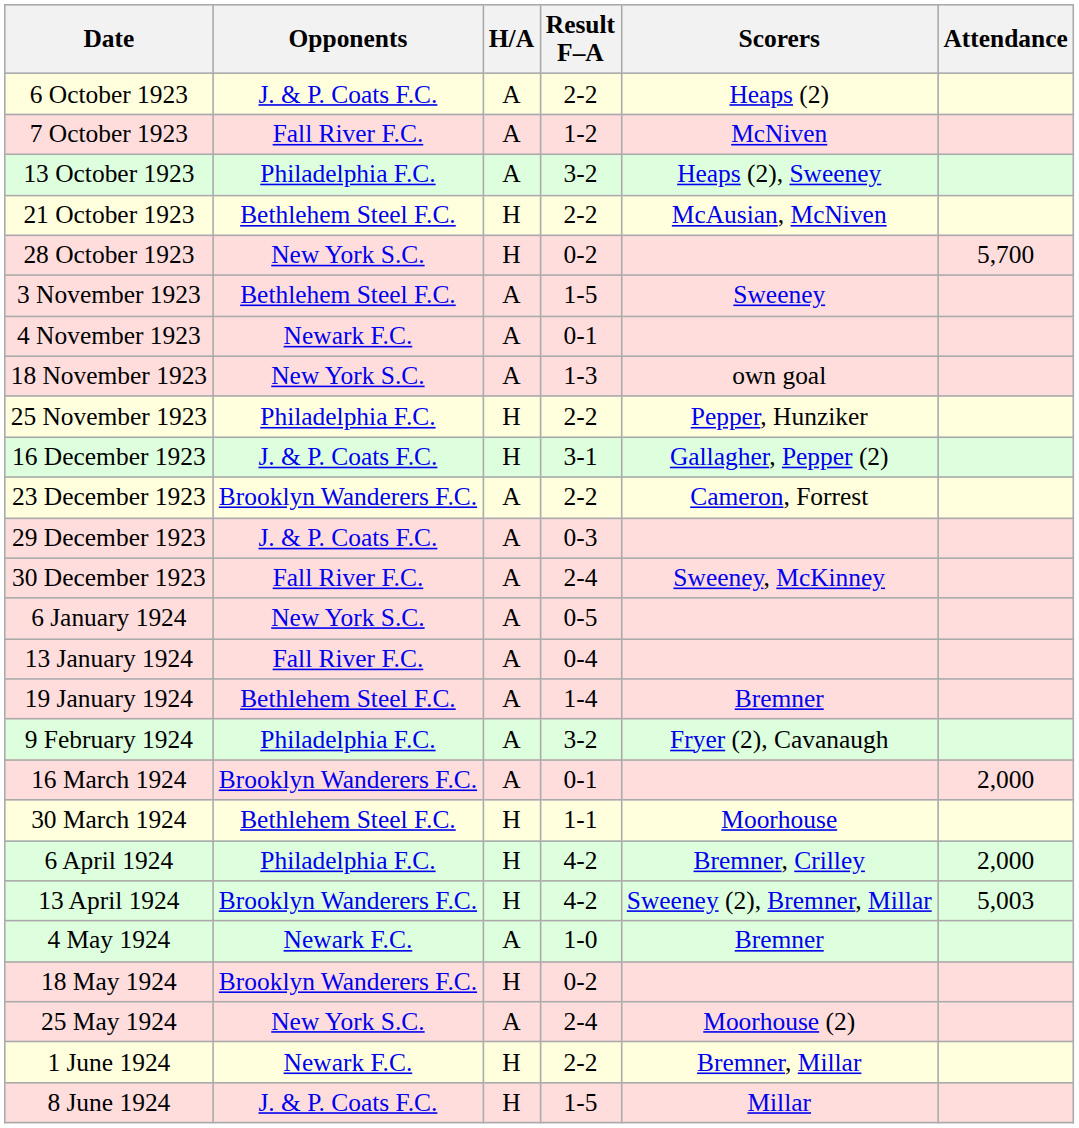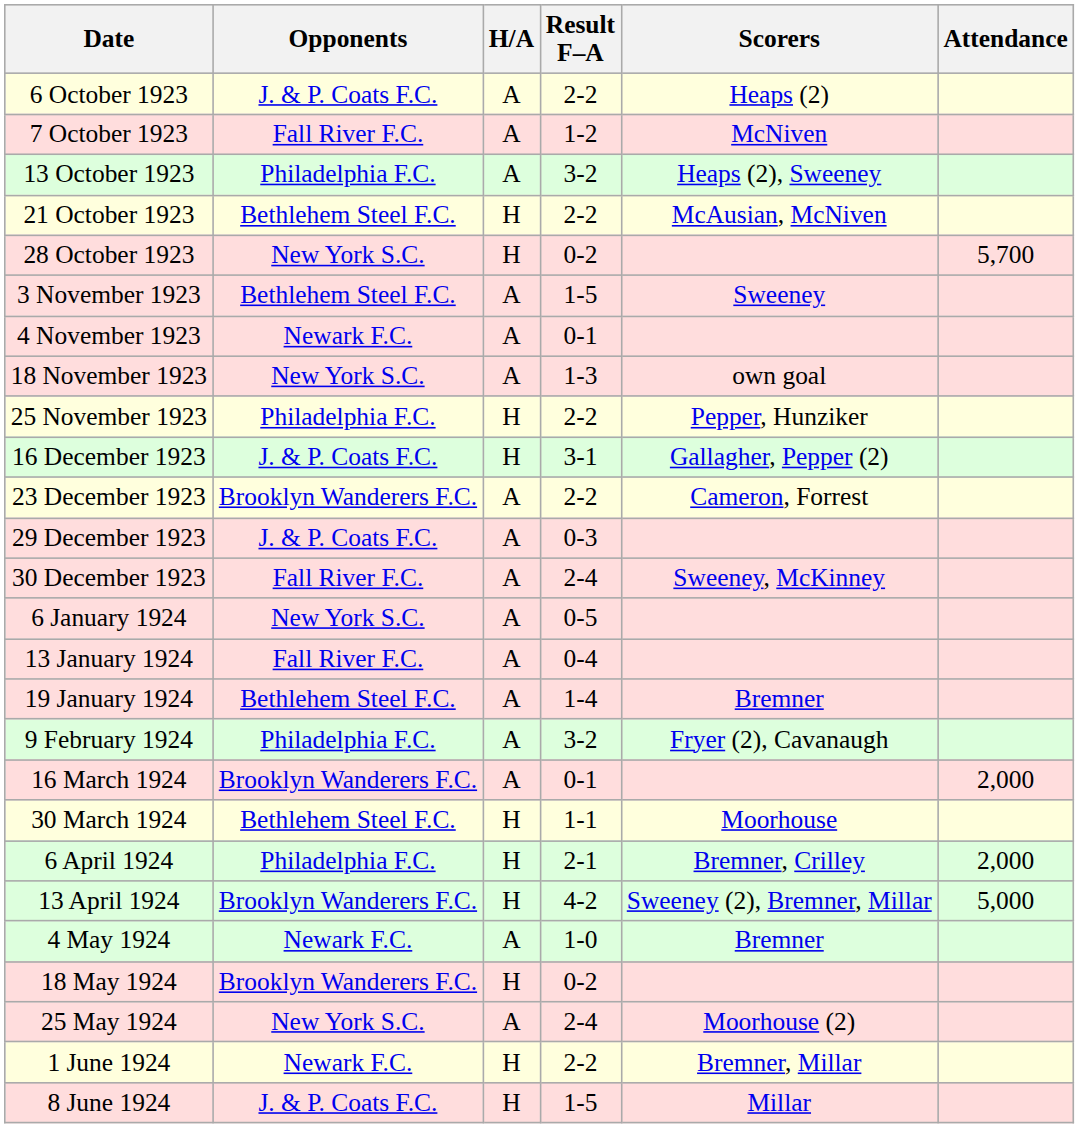(580, 860) 4-2 -> (580, 860) 2-1
(1006, 900) 5,003 -> (1006, 900) 5,000
